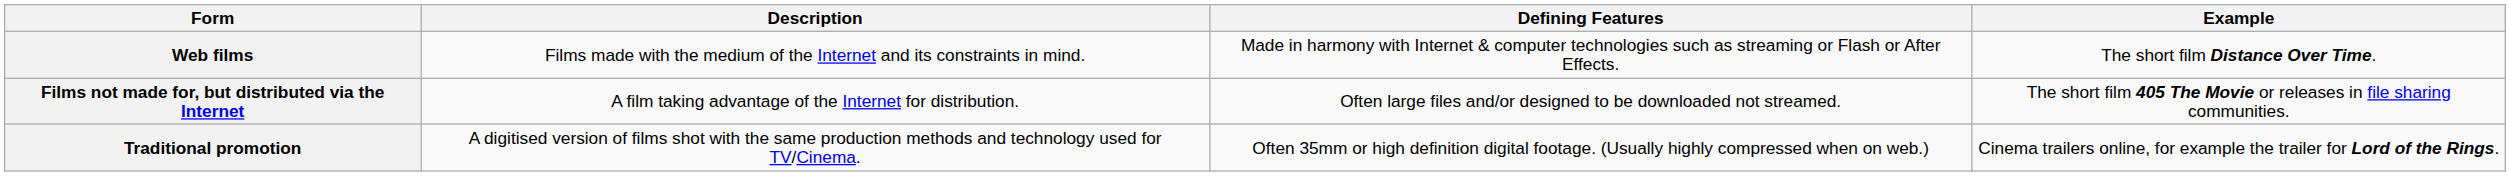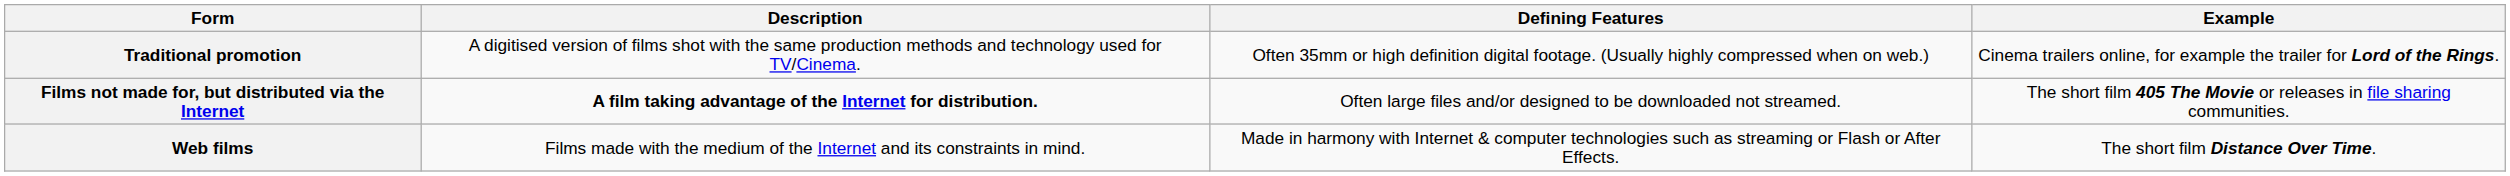rows swapped: (213, 147) <-> (213, 55)
(815, 101) normal -> (815, 101) bold
